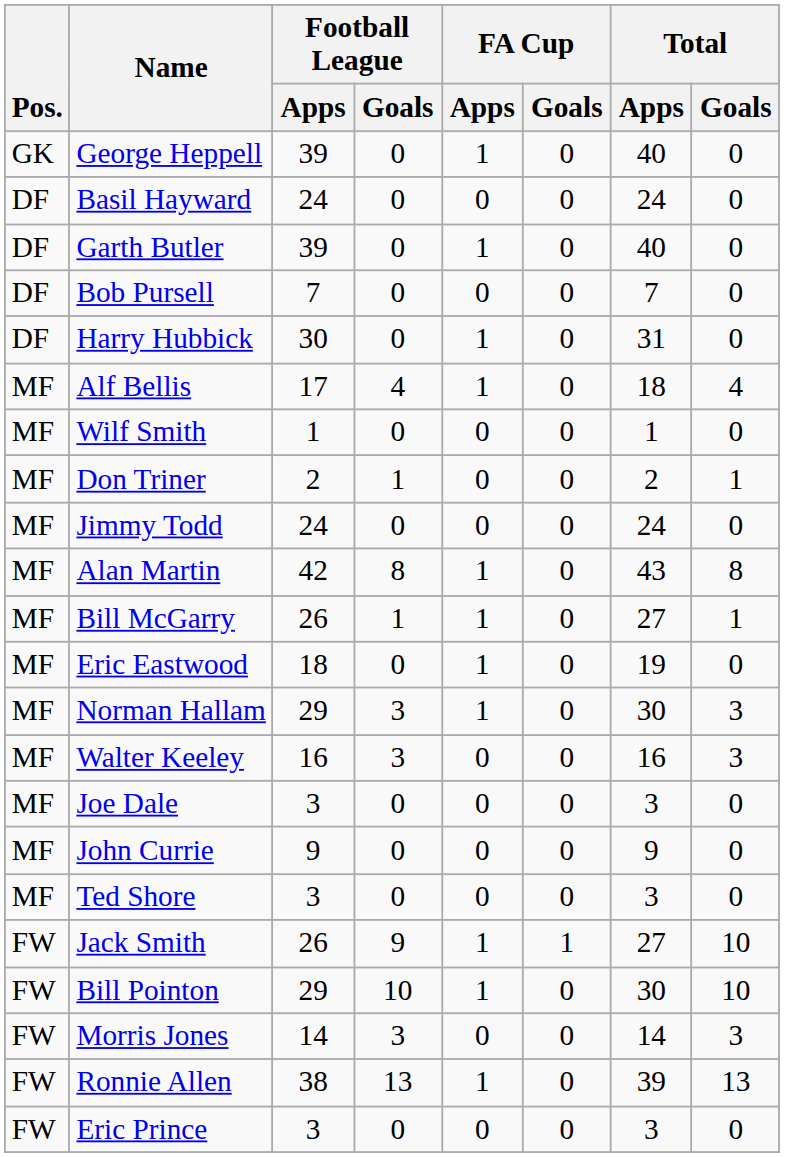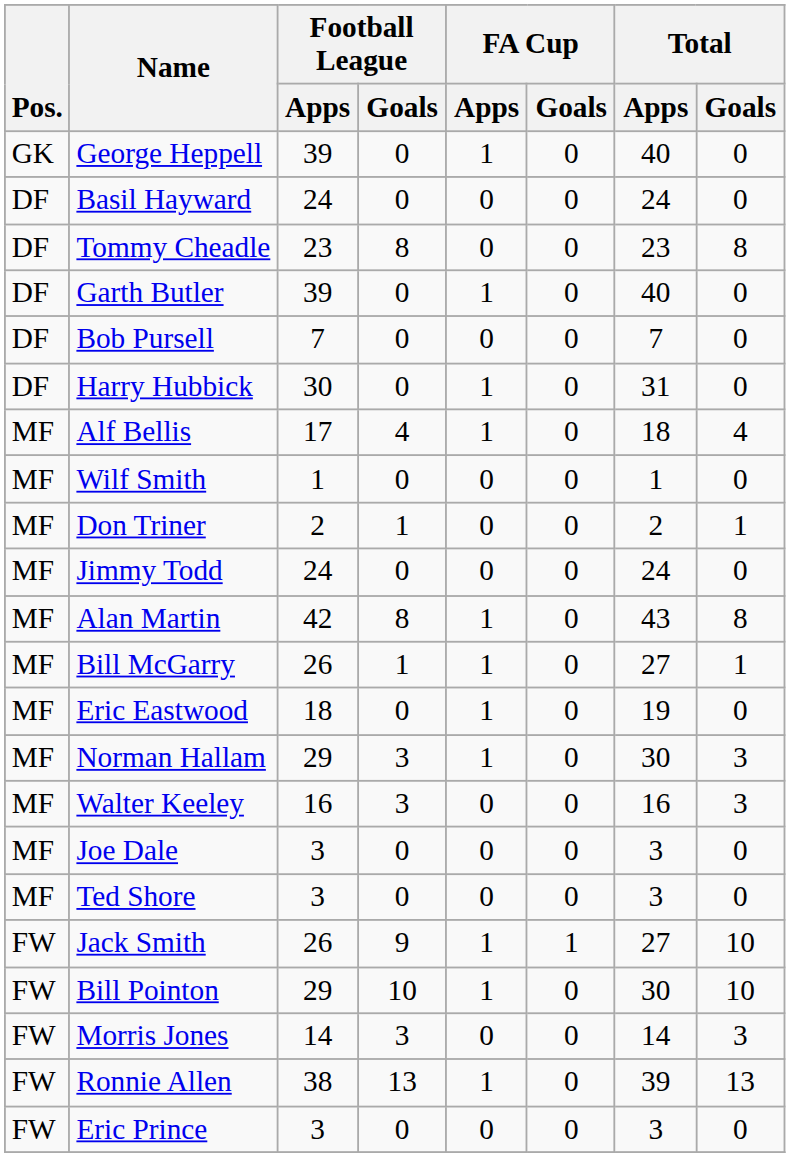+ row: (173, 246)
- row: (145, 850)
